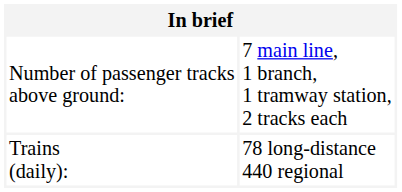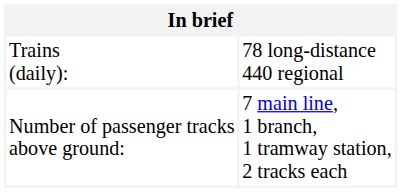rows swapped: (122, 84) <-> (39, 160)
